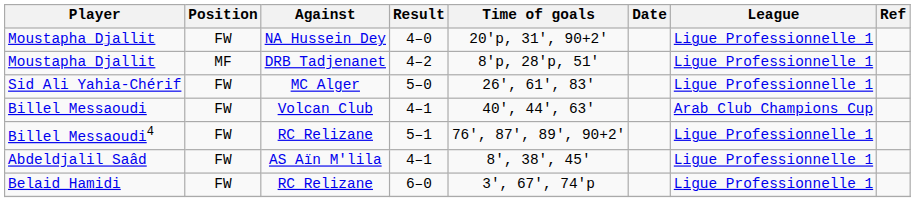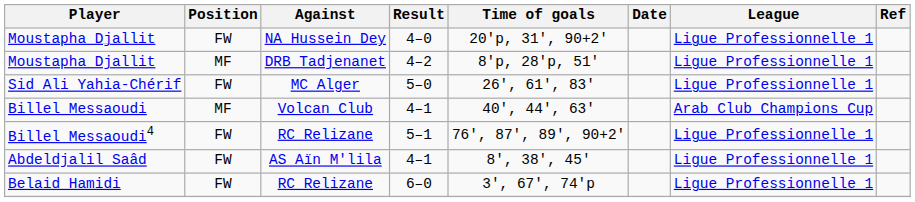(223, 110) FW -> (223, 110) MF
